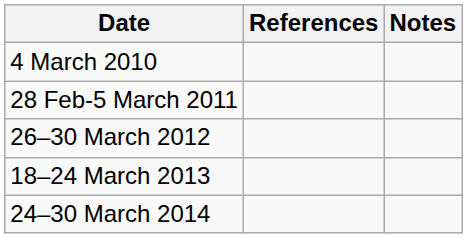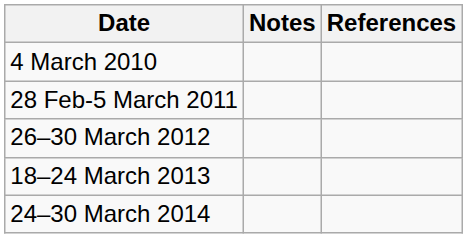columns swapped: (423, 23) <-> (314, 23)
